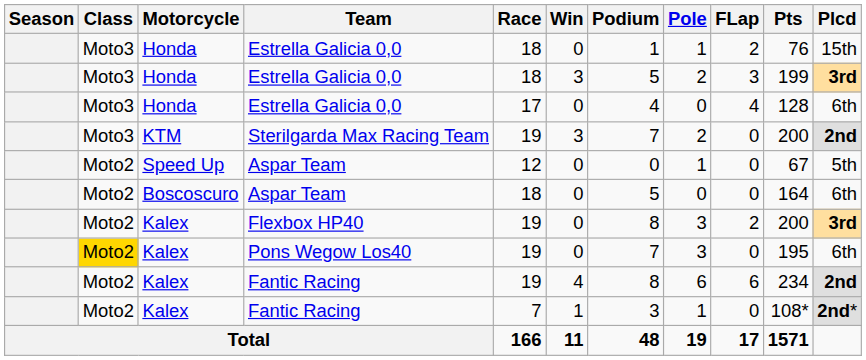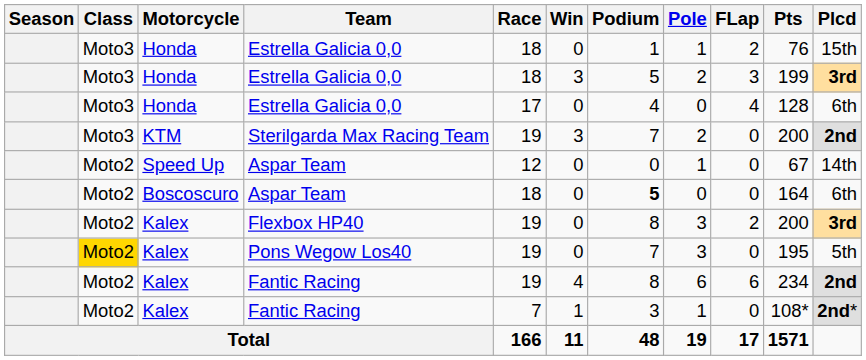(844, 164) 5th -> (839, 164) 14th
(654, 194) normal -> (654, 194) bold
(844, 252) 6th -> (844, 252) 5th
